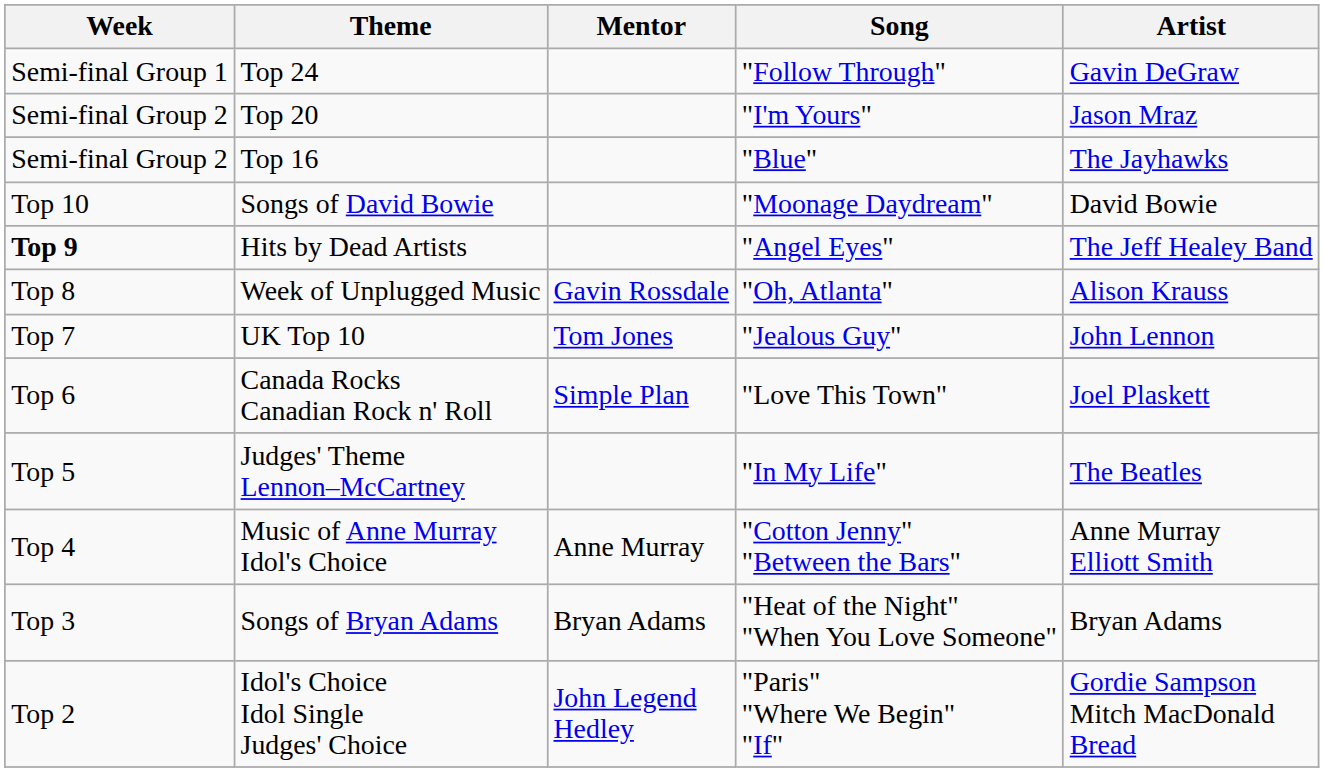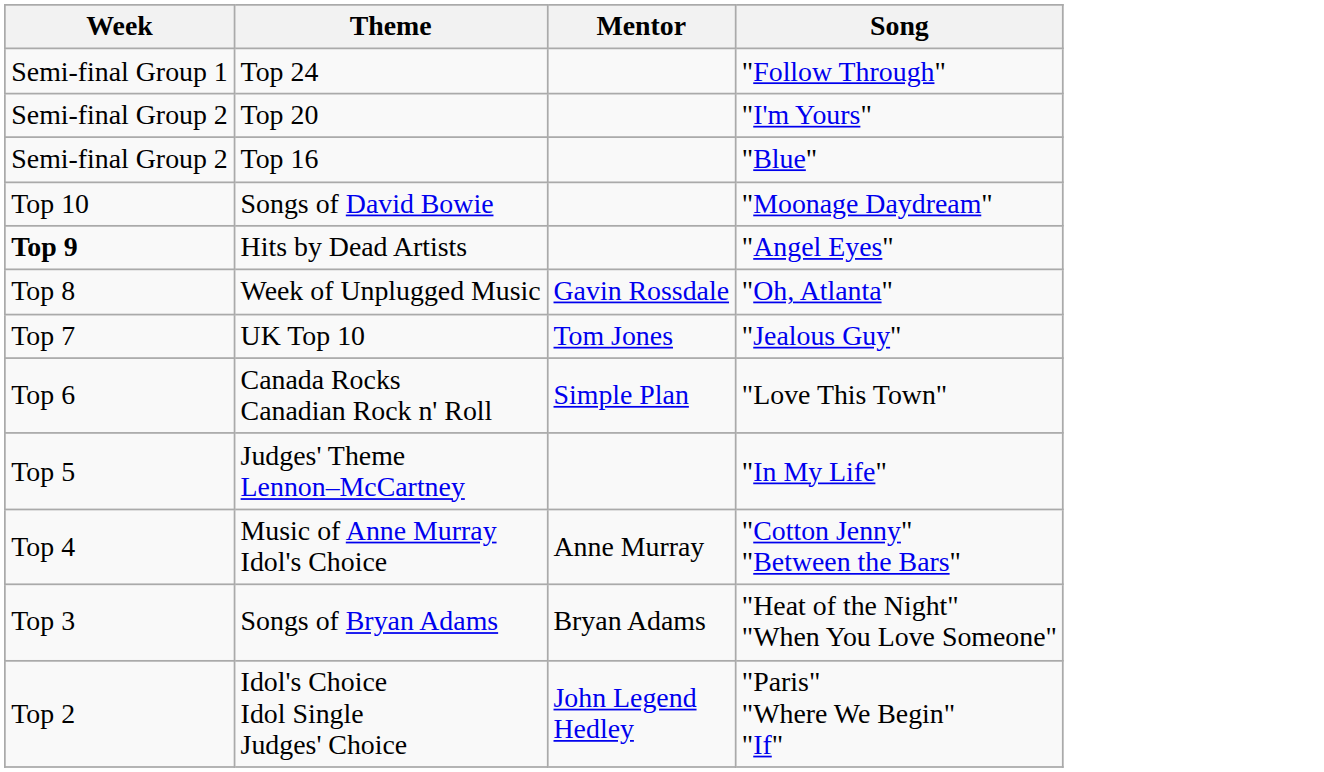- column: (1191, 26)
